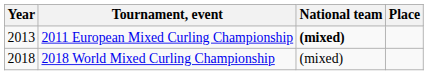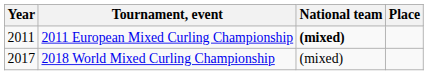(21, 37) 2013 -> (21, 37) 2011
(21, 59) 2018 -> (21, 59) 2017
